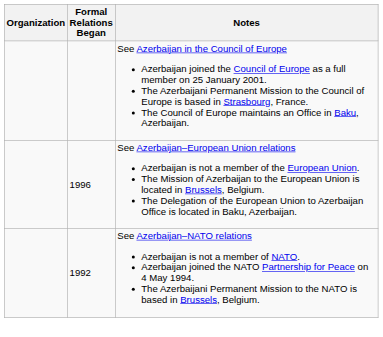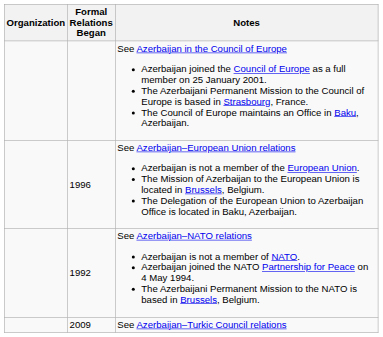+ row: (202, 325)
